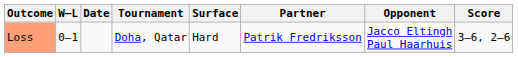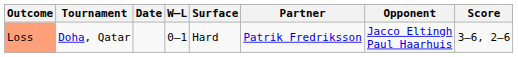columns swapped: (68, 13) <-> (151, 13)
